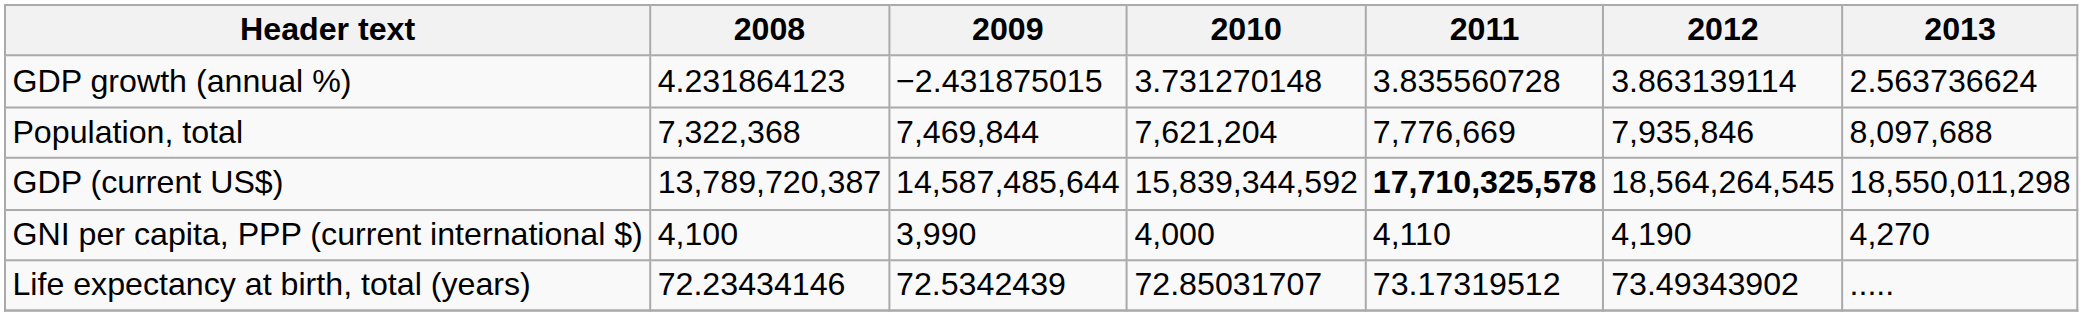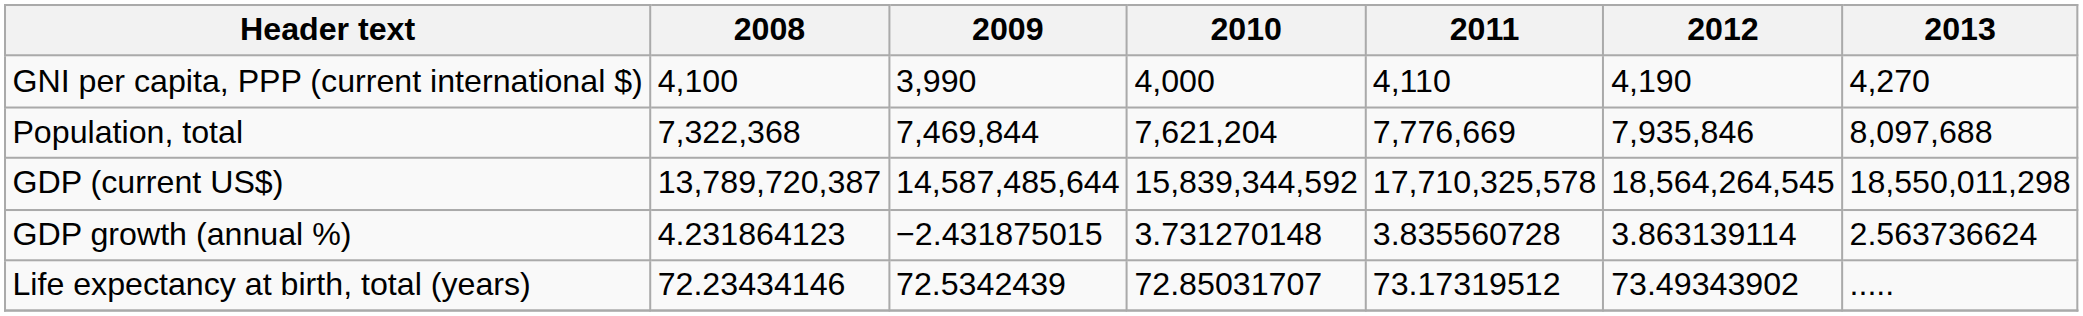rows swapped: (328, 234) <-> (182, 81)
(1485, 183) bold -> (1485, 183) normal
